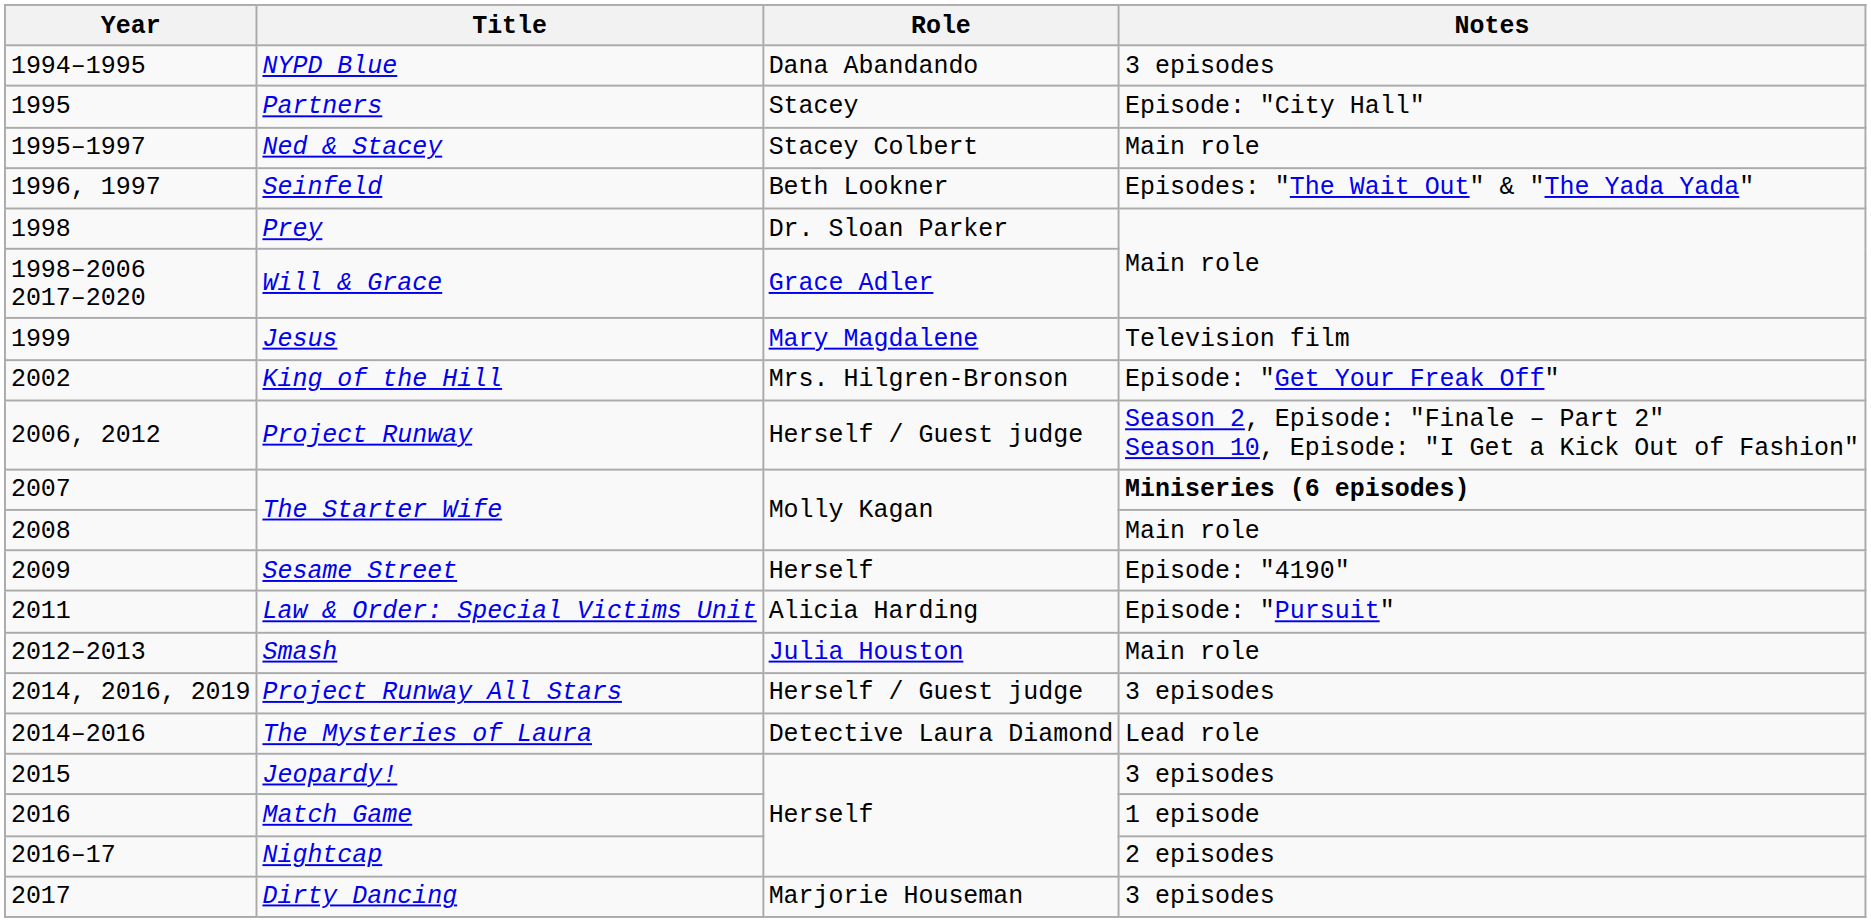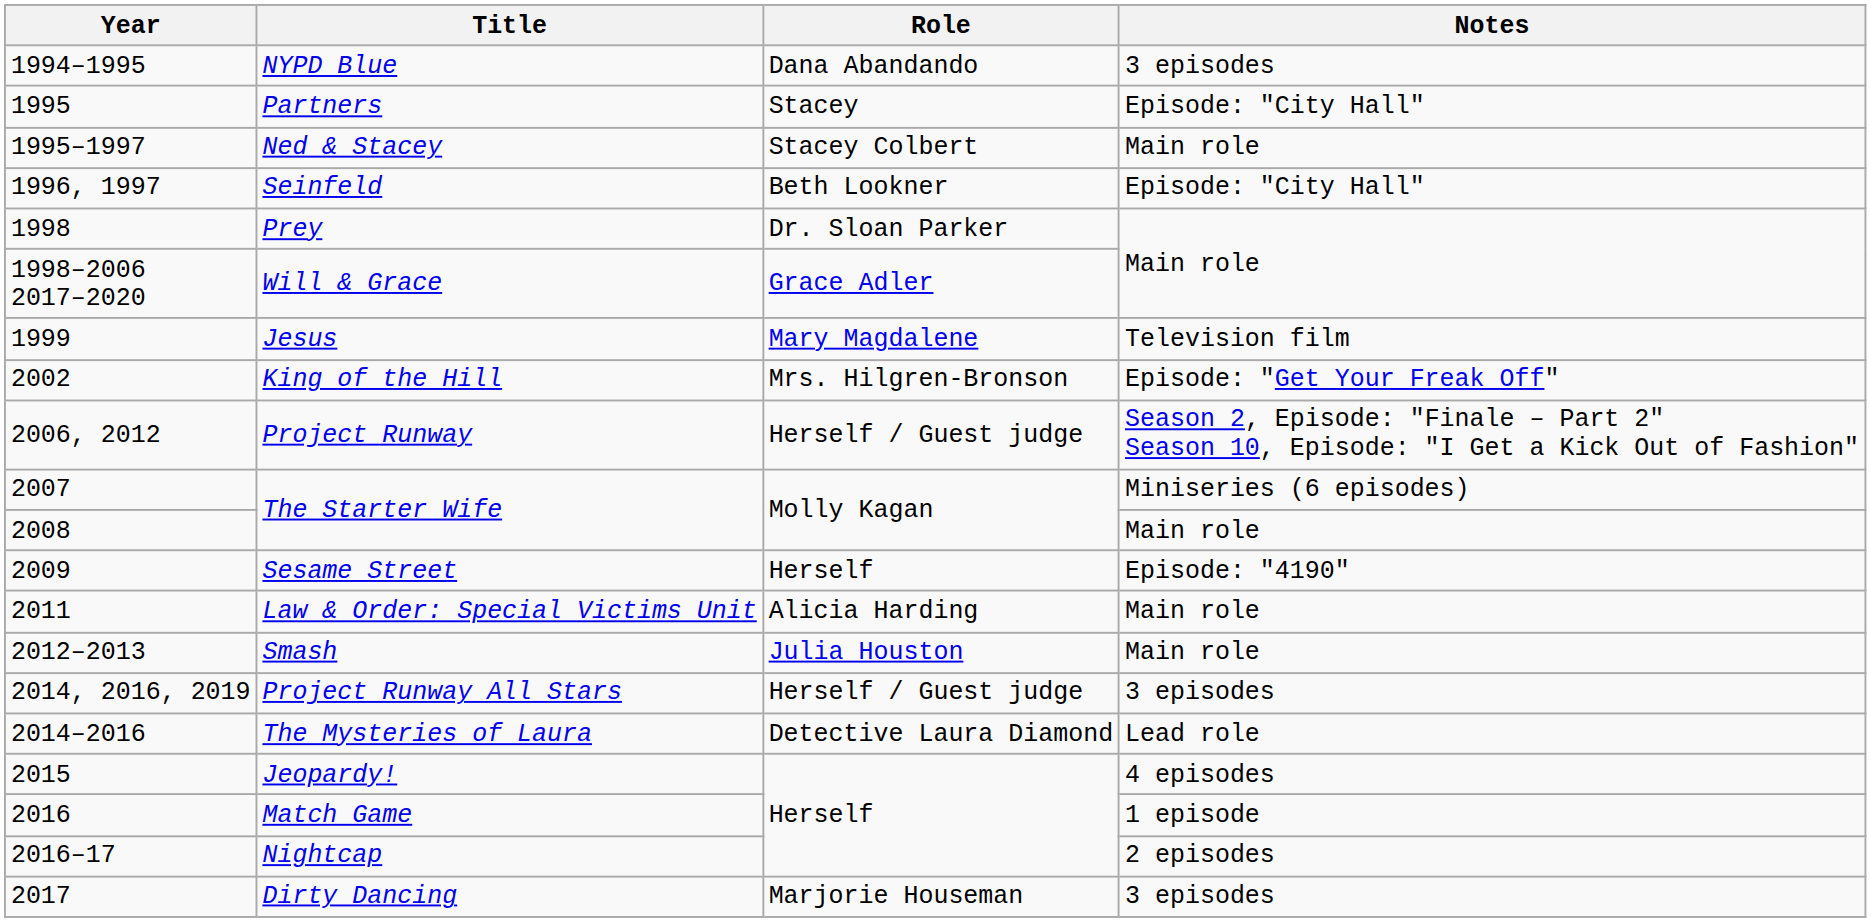(1440, 188) Episodes: "The Wait Out" & "The Yada Yada" -> (1275, 188) Episode: "City Hall"
(1297, 490) bold -> (1297, 490) normal
(1260, 612) Episode: "Pursuit" -> (1192, 612) Main role
(1200, 774) 3 episodes -> (1200, 774) 4 episodes
